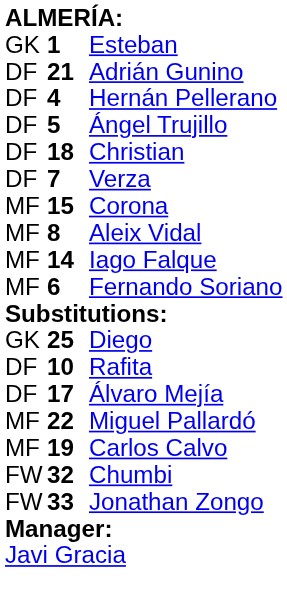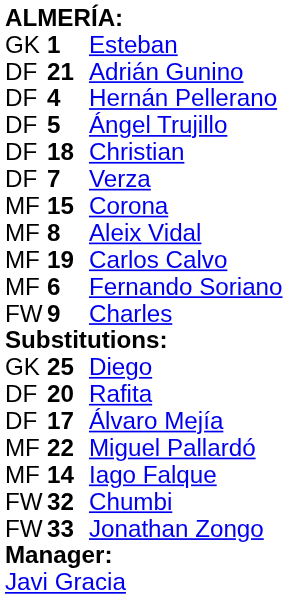rows swapped: (153, 259) <-> (158, 448)
+ row: (131, 313)
(60, 367) 10 -> (60, 394) 20
